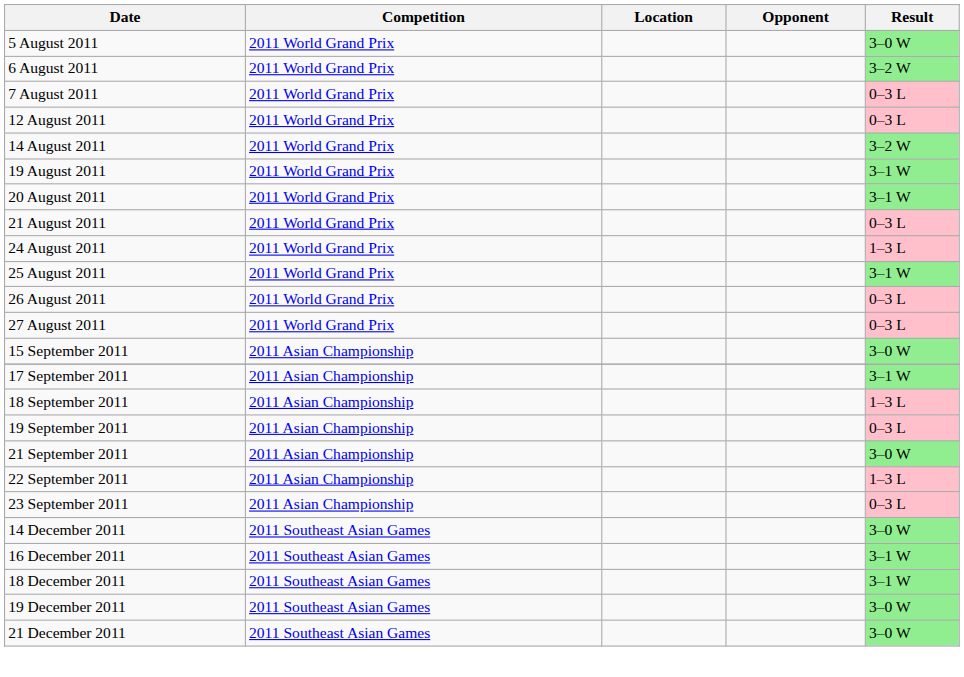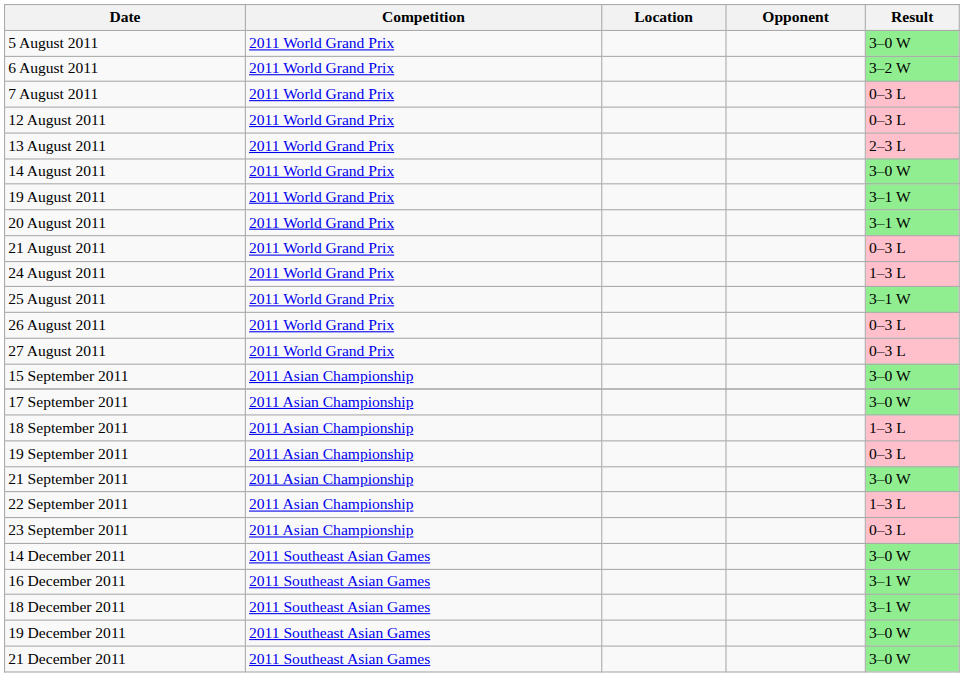+ row: (57, 145)
(890, 145) 3–2 W -> (890, 171) 3–0 W
(890, 376) 3–1 W -> (890, 402) 3–0 W
